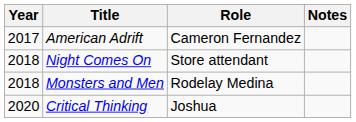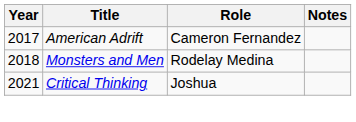- row: (99, 60)
(24, 106) 2020 -> (24, 83) 2021
